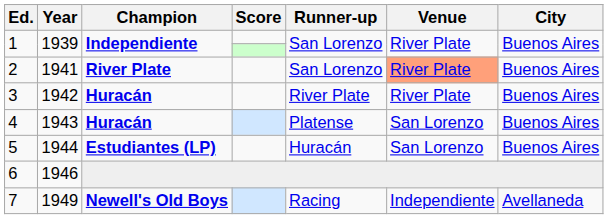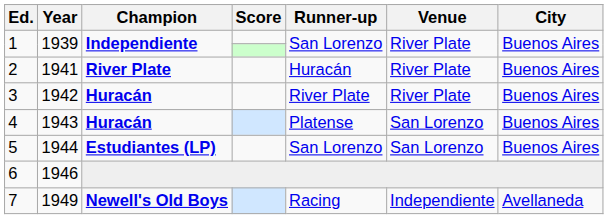(336, 69) San Lorenzo -> (320, 69) Huracán
(430, 69) lightsalmon background -> (430, 69) no background
(320, 148) Huracán -> (336, 148) San Lorenzo
